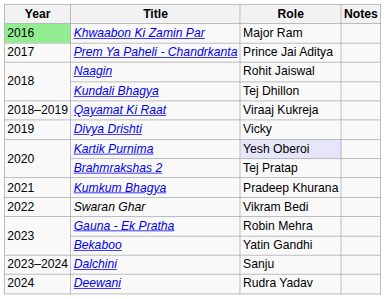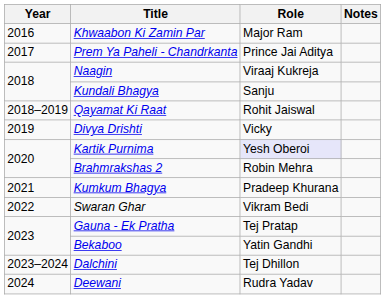(21, 33) lightgreen background -> (21, 33) no background
(279, 71) Rohit Jaiswal -> (281, 71) Viraaj Kukreja
(271, 91) Tej Dhillon -> (259, 91) Sanju
(281, 110) Viraaj Kukreja -> (279, 110) Rohit Jaiswal
(270, 168) Tej Pratap -> (278, 168) Robin Mehra
(278, 226) Robin Mehra -> (270, 226) Tej Pratap
(259, 264) Sanju -> (271, 264) Tej Dhillon
